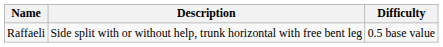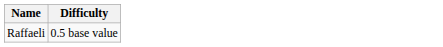- column: (206, 13)
